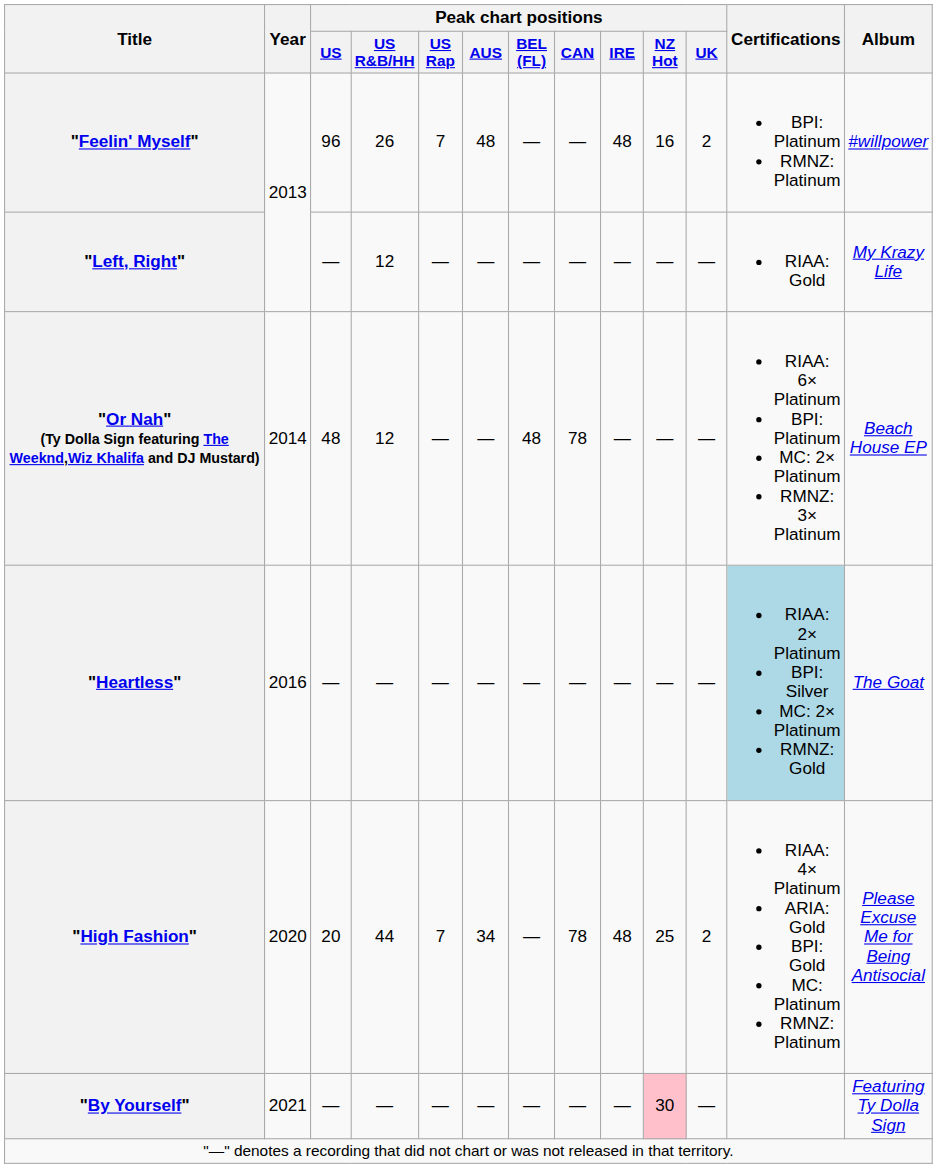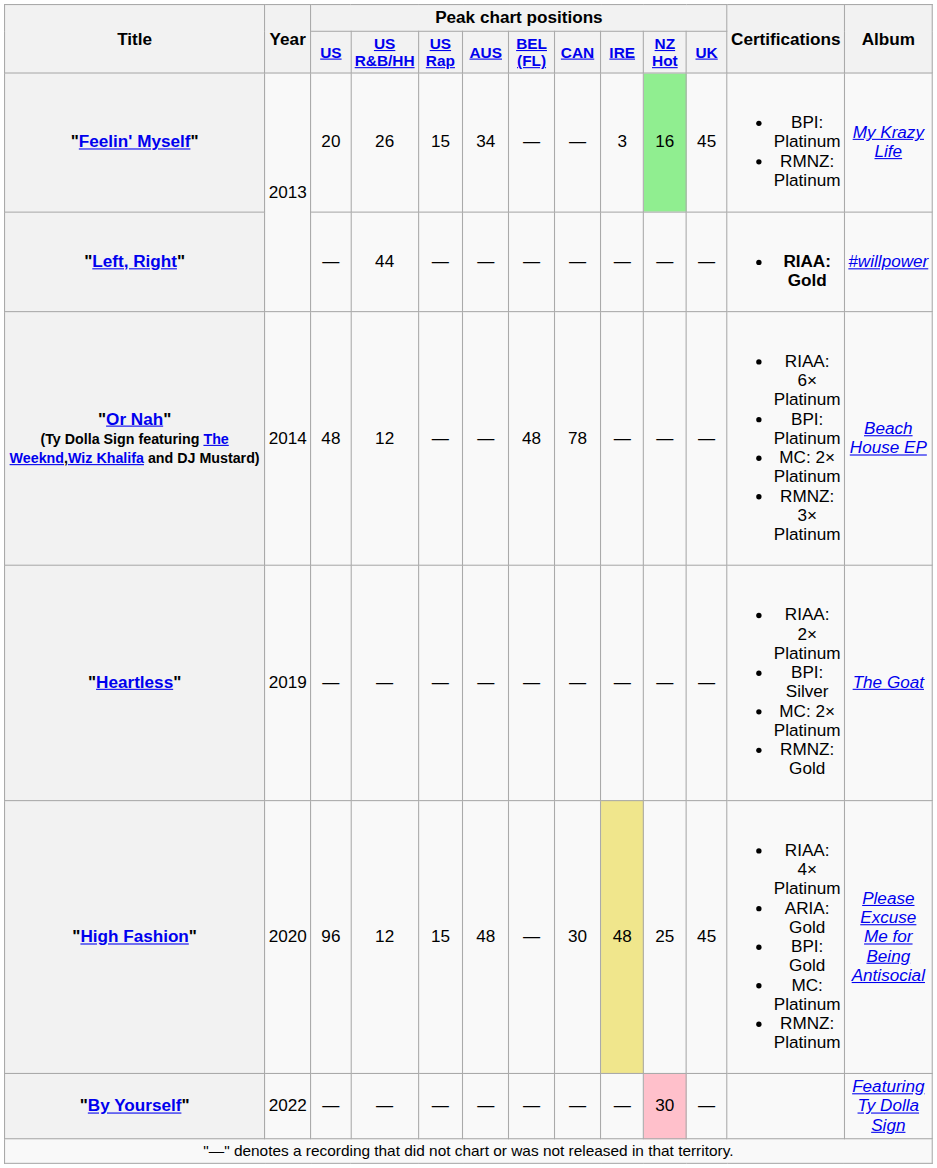(331, 142) 96 -> (331, 142) 20
(440, 142) 7 -> (440, 142) 15
(486, 142) 48 -> (486, 142) 34
(622, 142) 48 -> (622, 142) 3
(665, 142) no background -> (665, 142) lightgreen background
(707, 142) 2 -> (707, 142) 45
(888, 142) #willpower -> (888, 142) My Krazy Life
(385, 261) 12 -> (385, 261) 44
(786, 271) normal -> (786, 271) bold
(888, 261) My Krazy Life -> (888, 261) #willpower
(288, 682) 2016 -> (288, 682) 2019
(786, 692) lightblue background -> (786, 692) no background
(331, 936) 20 -> (331, 936) 96
(385, 936) 44 -> (385, 936) 12
(440, 936) 7 -> (440, 936) 15
(486, 936) 34 -> (486, 936) 48
(578, 936) 78 -> (578, 936) 30
(622, 936) no background -> (622, 936) khaki background
(707, 936) 2 -> (707, 936) 45
(288, 1106) 2021 -> (288, 1106) 2022
